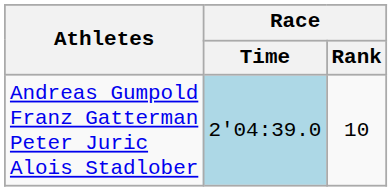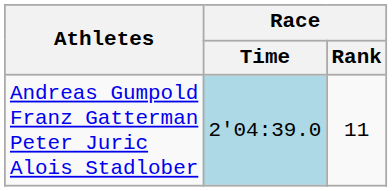(357, 130) 10 -> (357, 130) 11
